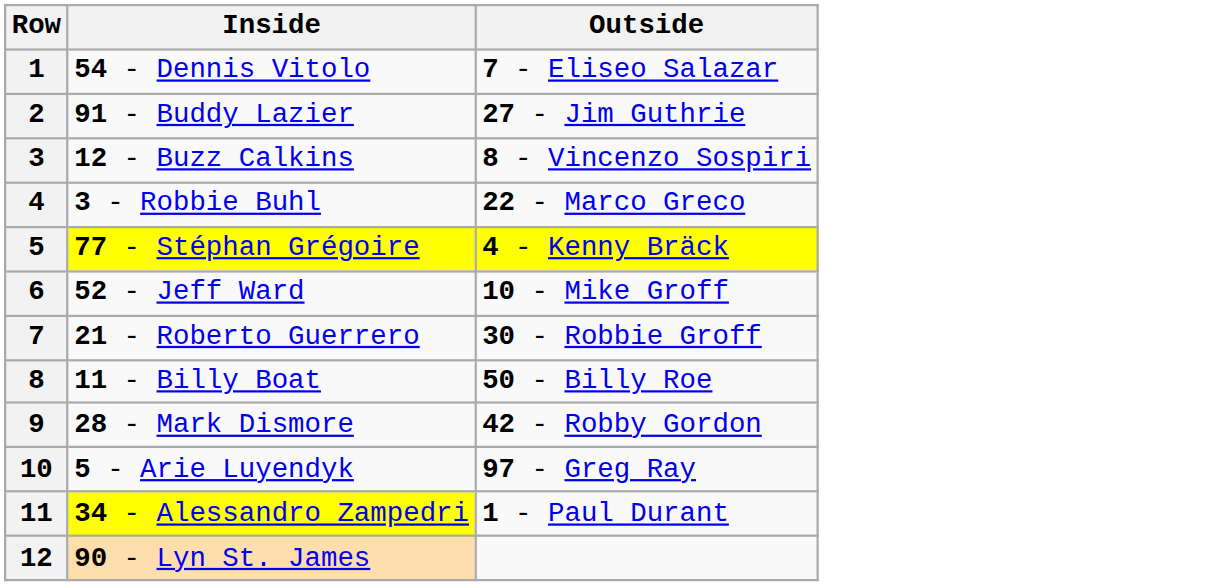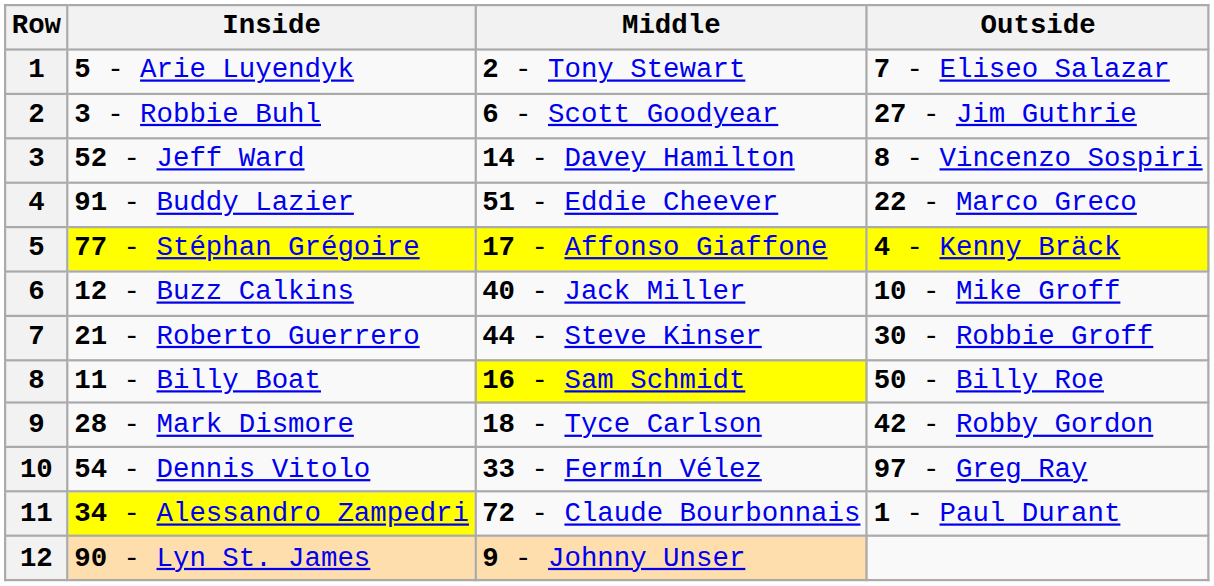+ column: (671, 28)
(222, 72) 54 - Dennis Vitolo -> (214, 72) 5 - Arie Luyendyk
(214, 116) 91 - Buddy Lazier -> (198, 116) 3 - Robbie Buhl
(214, 160) 12 - Buzz Calkins -> (189, 160) 52 - Jeff Ward
(198, 205) 3 - Robbie Buhl -> (214, 205) 91 - Buddy Lazier
(189, 293) 52 - Jeff Ward -> (214, 293) 12 - Buzz Calkins
(214, 470) 5 - Arie Luyendyk -> (222, 470) 54 - Dennis Vitolo
